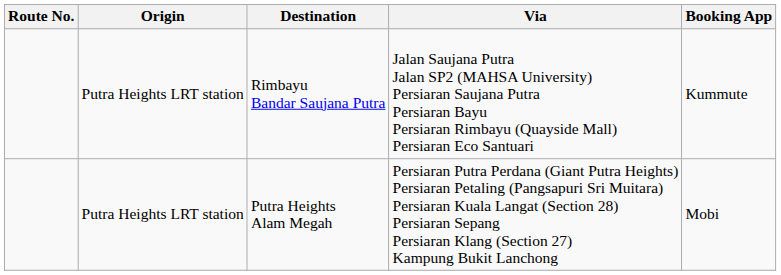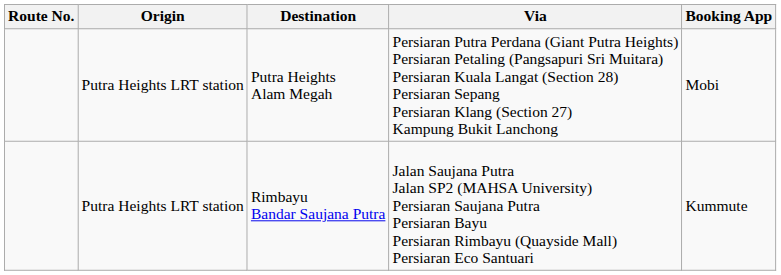rows swapped: (318, 93) <-> (293, 214)
